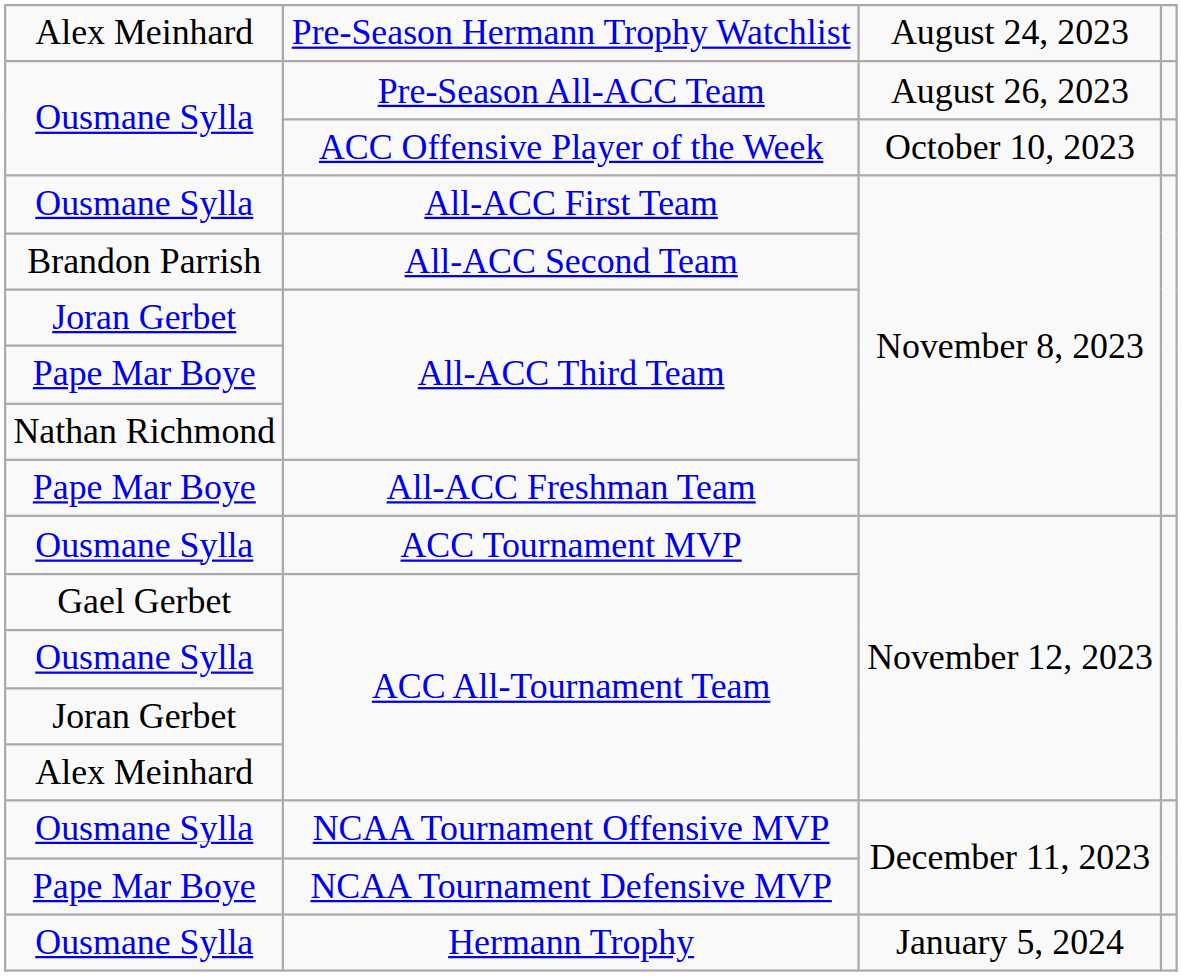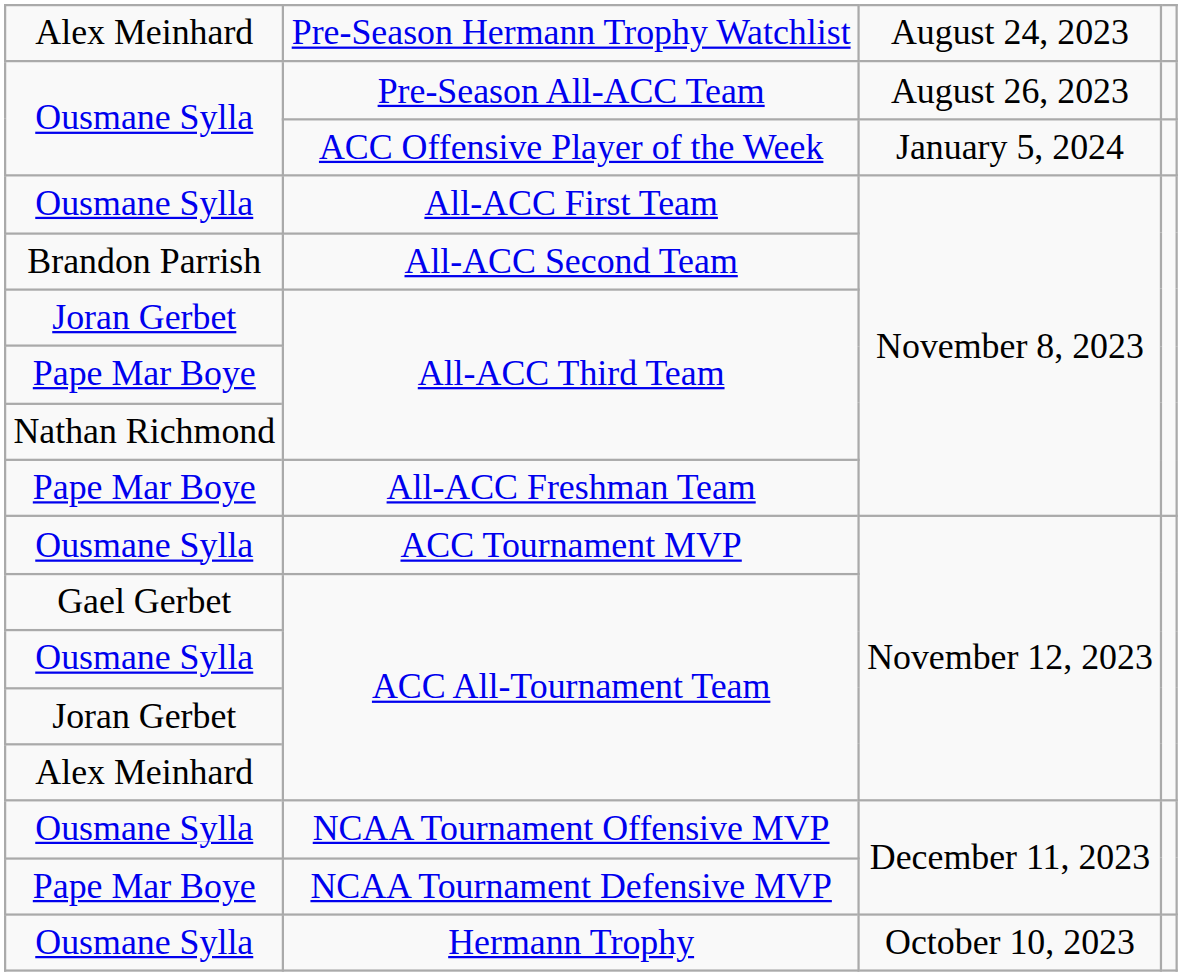(1010, 146) October 10, 2023 -> (1010, 146) January 5, 2024
(1010, 942) January 5, 2024 -> (1010, 942) October 10, 2023
